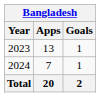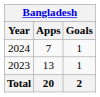rows swapped: (19, 48) <-> (19, 65)
